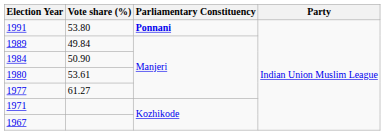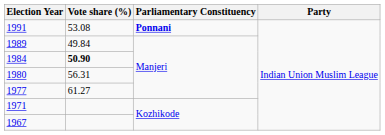(79, 28) 53.80 -> (79, 28) 53.08
(79, 59) normal -> (79, 59) bold
(79, 75) 53.61 -> (79, 75) 56.31
